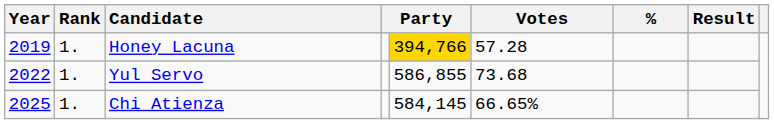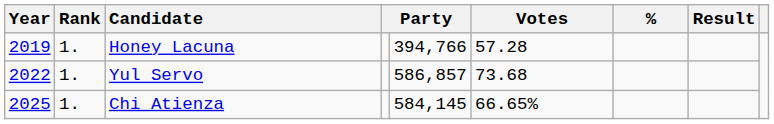(430, 47) gold background -> (430, 47) no background
(430, 76) 586,855 -> (430, 76) 586,857
